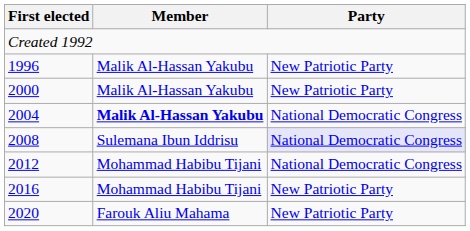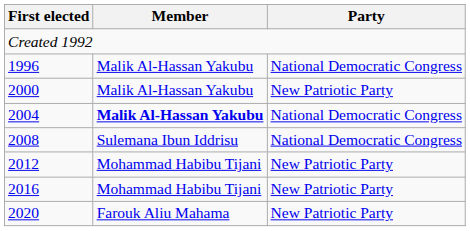(332, 66) New Patriotic Party -> (366, 66) National Democratic Congress
(366, 139) lavender background -> (366, 139) no background
(366, 164) National Democratic Congress -> (332, 164) New Patriotic Party
